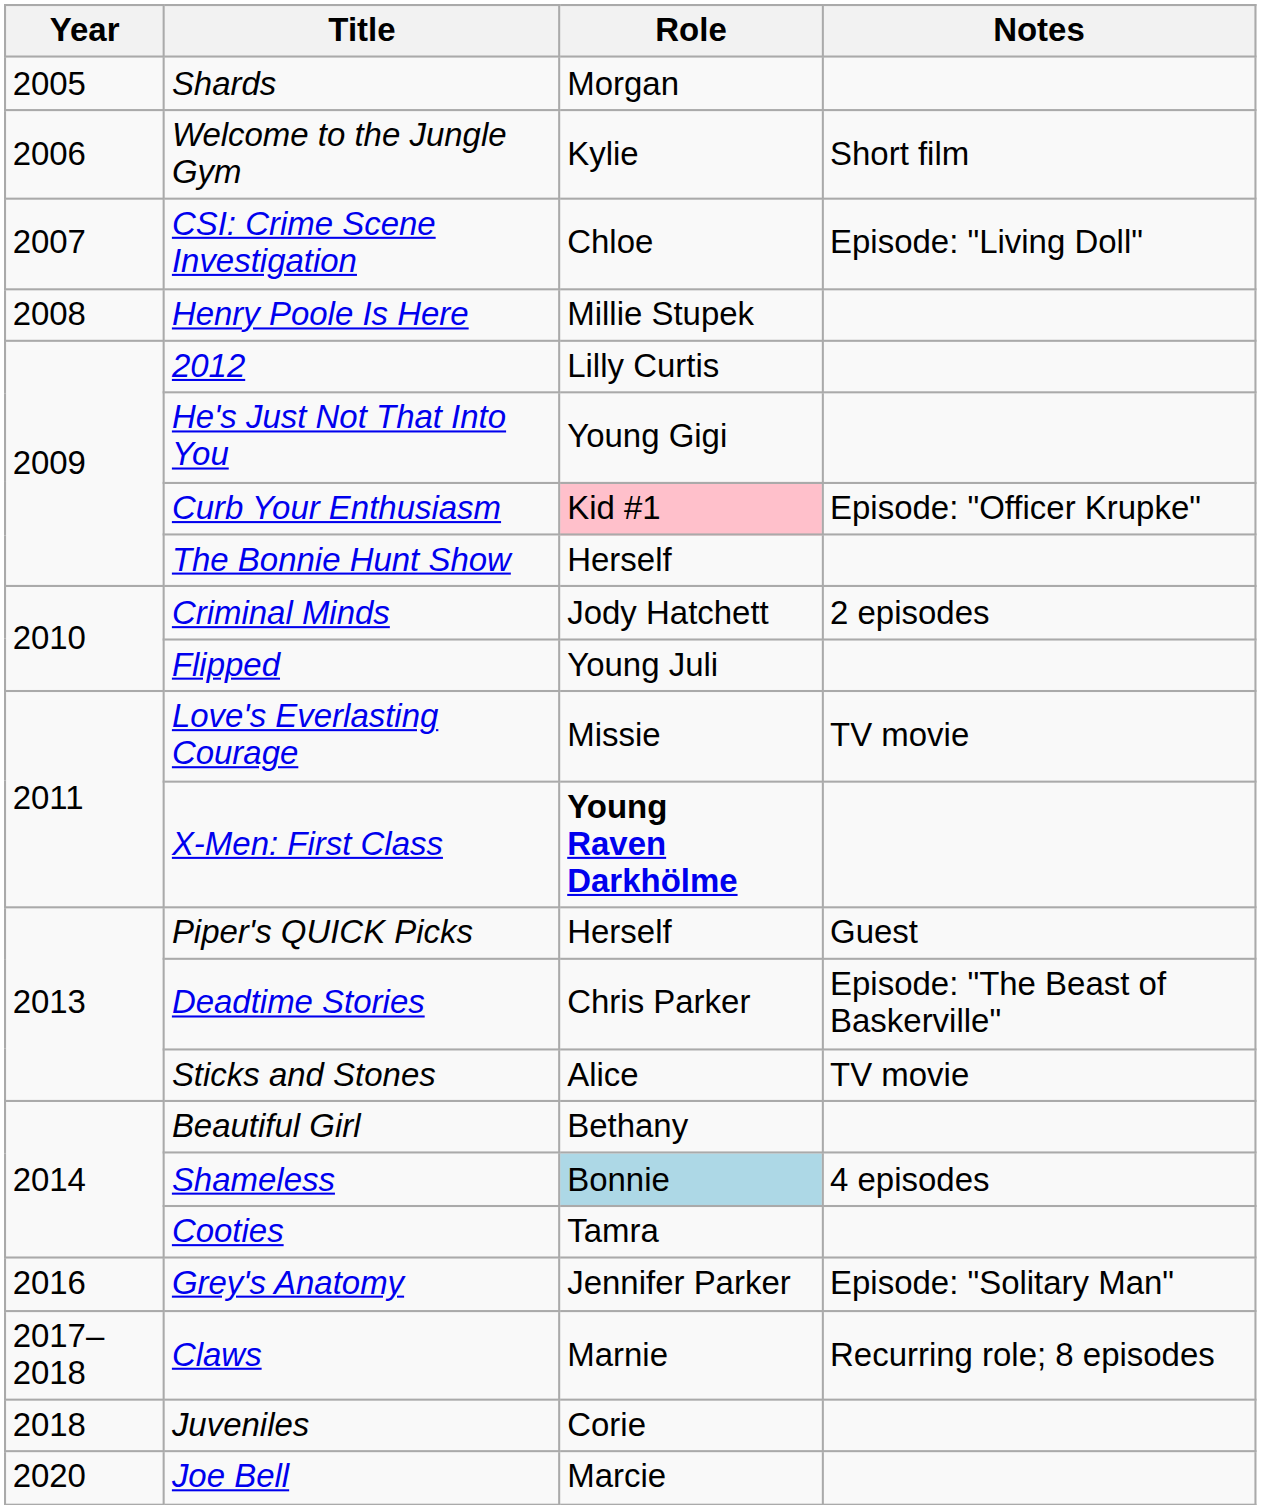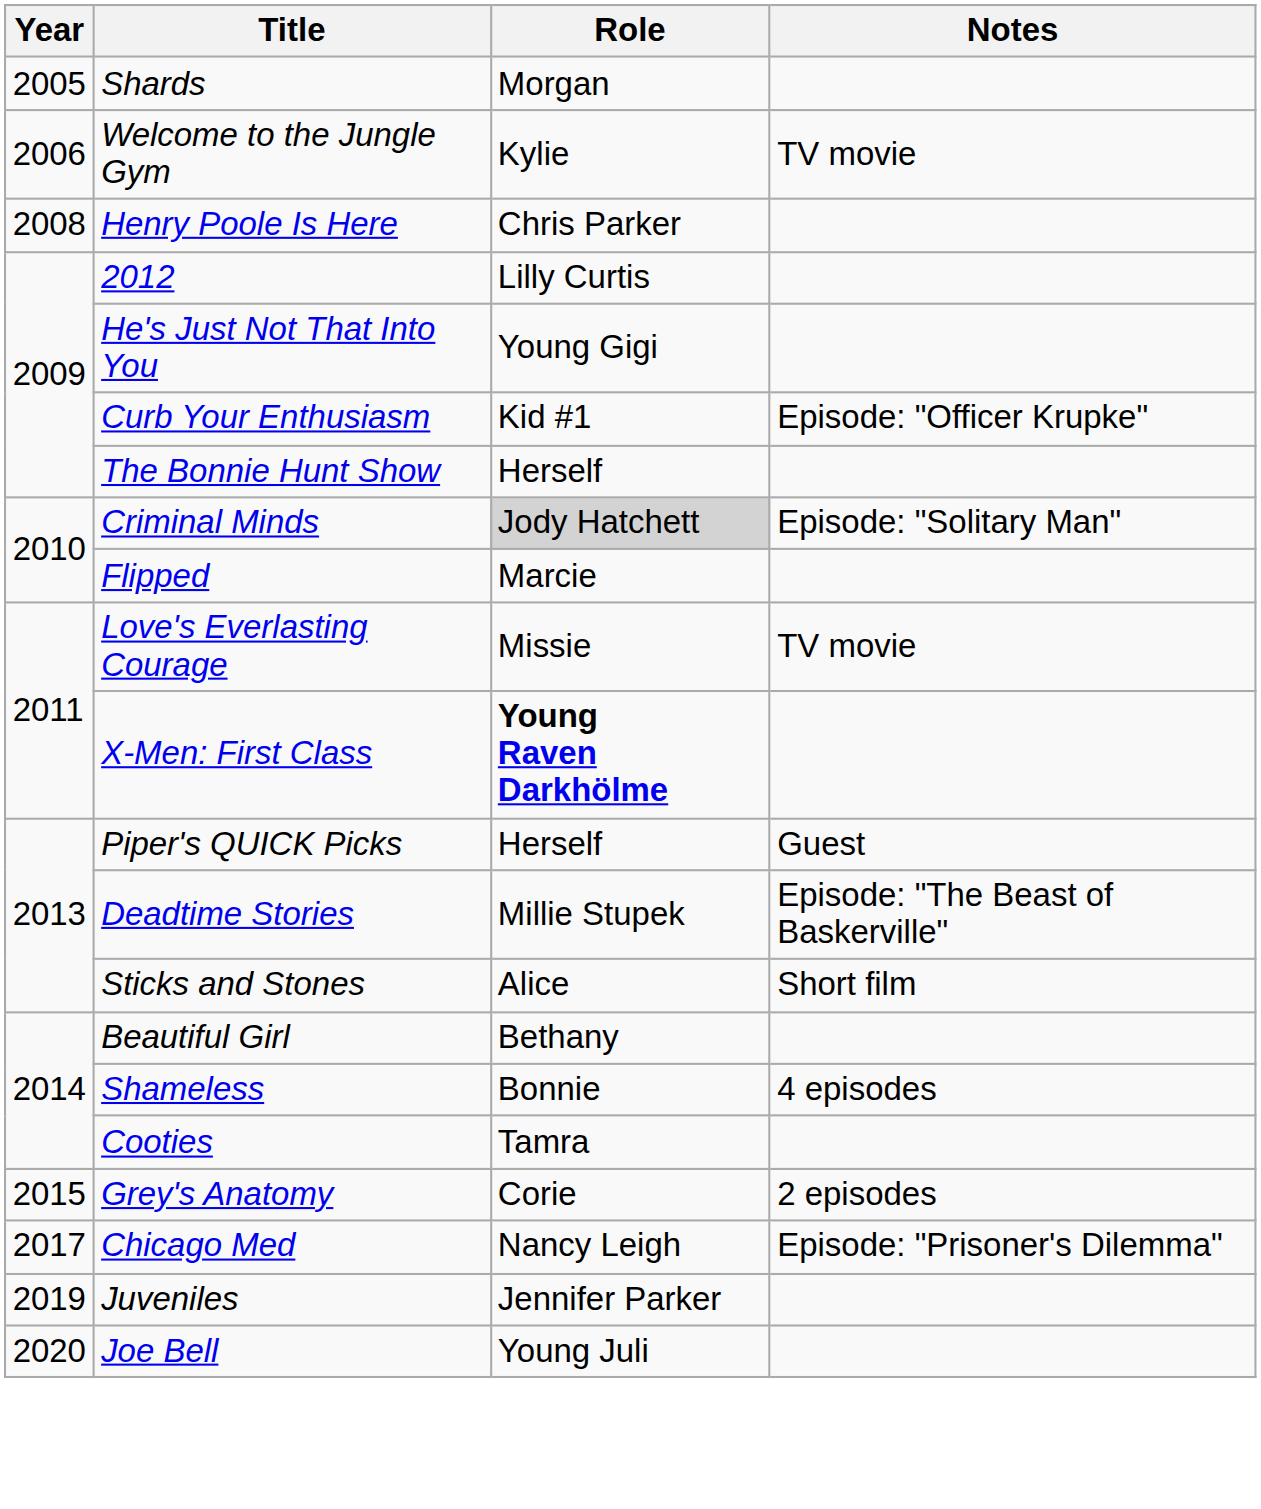(900, 153) Short film -> (847, 153) TV movie
- row: (304, 243)
(661, 313) Millie Stupek -> (589, 224) Chris Parker
(614, 507) pink background -> (545, 418) no background
(668, 612) no background -> (599, 522) lightgrey background
(910, 612) 2 episodes -> (949, 522) Episode: "Solitary Man"
(643, 664) Young Juli -> (547, 575) Marcie
(659, 1003) Chris Parker -> (591, 914) Millie Stupek
(900, 1074) TV movie -> (847, 984) Short film
(619, 1178) lightblue background -> (549, 1089) no background
(49, 1283) 2016 -> (49, 1194) 2015
(679, 1283) Jennifer Parker -> (537, 1194) Corie
(1002, 1283) Episode: "Solitary Man" -> (857, 1194) 2 episodes
+ row: (198, 1246)
- row: (217, 1354)
(49, 1424) 2018 -> (49, 1298) 2019
(607, 1424) Corie -> (610, 1298) Jennifer Parker
(617, 1477) Marcie -> (573, 1350) Young Juli
